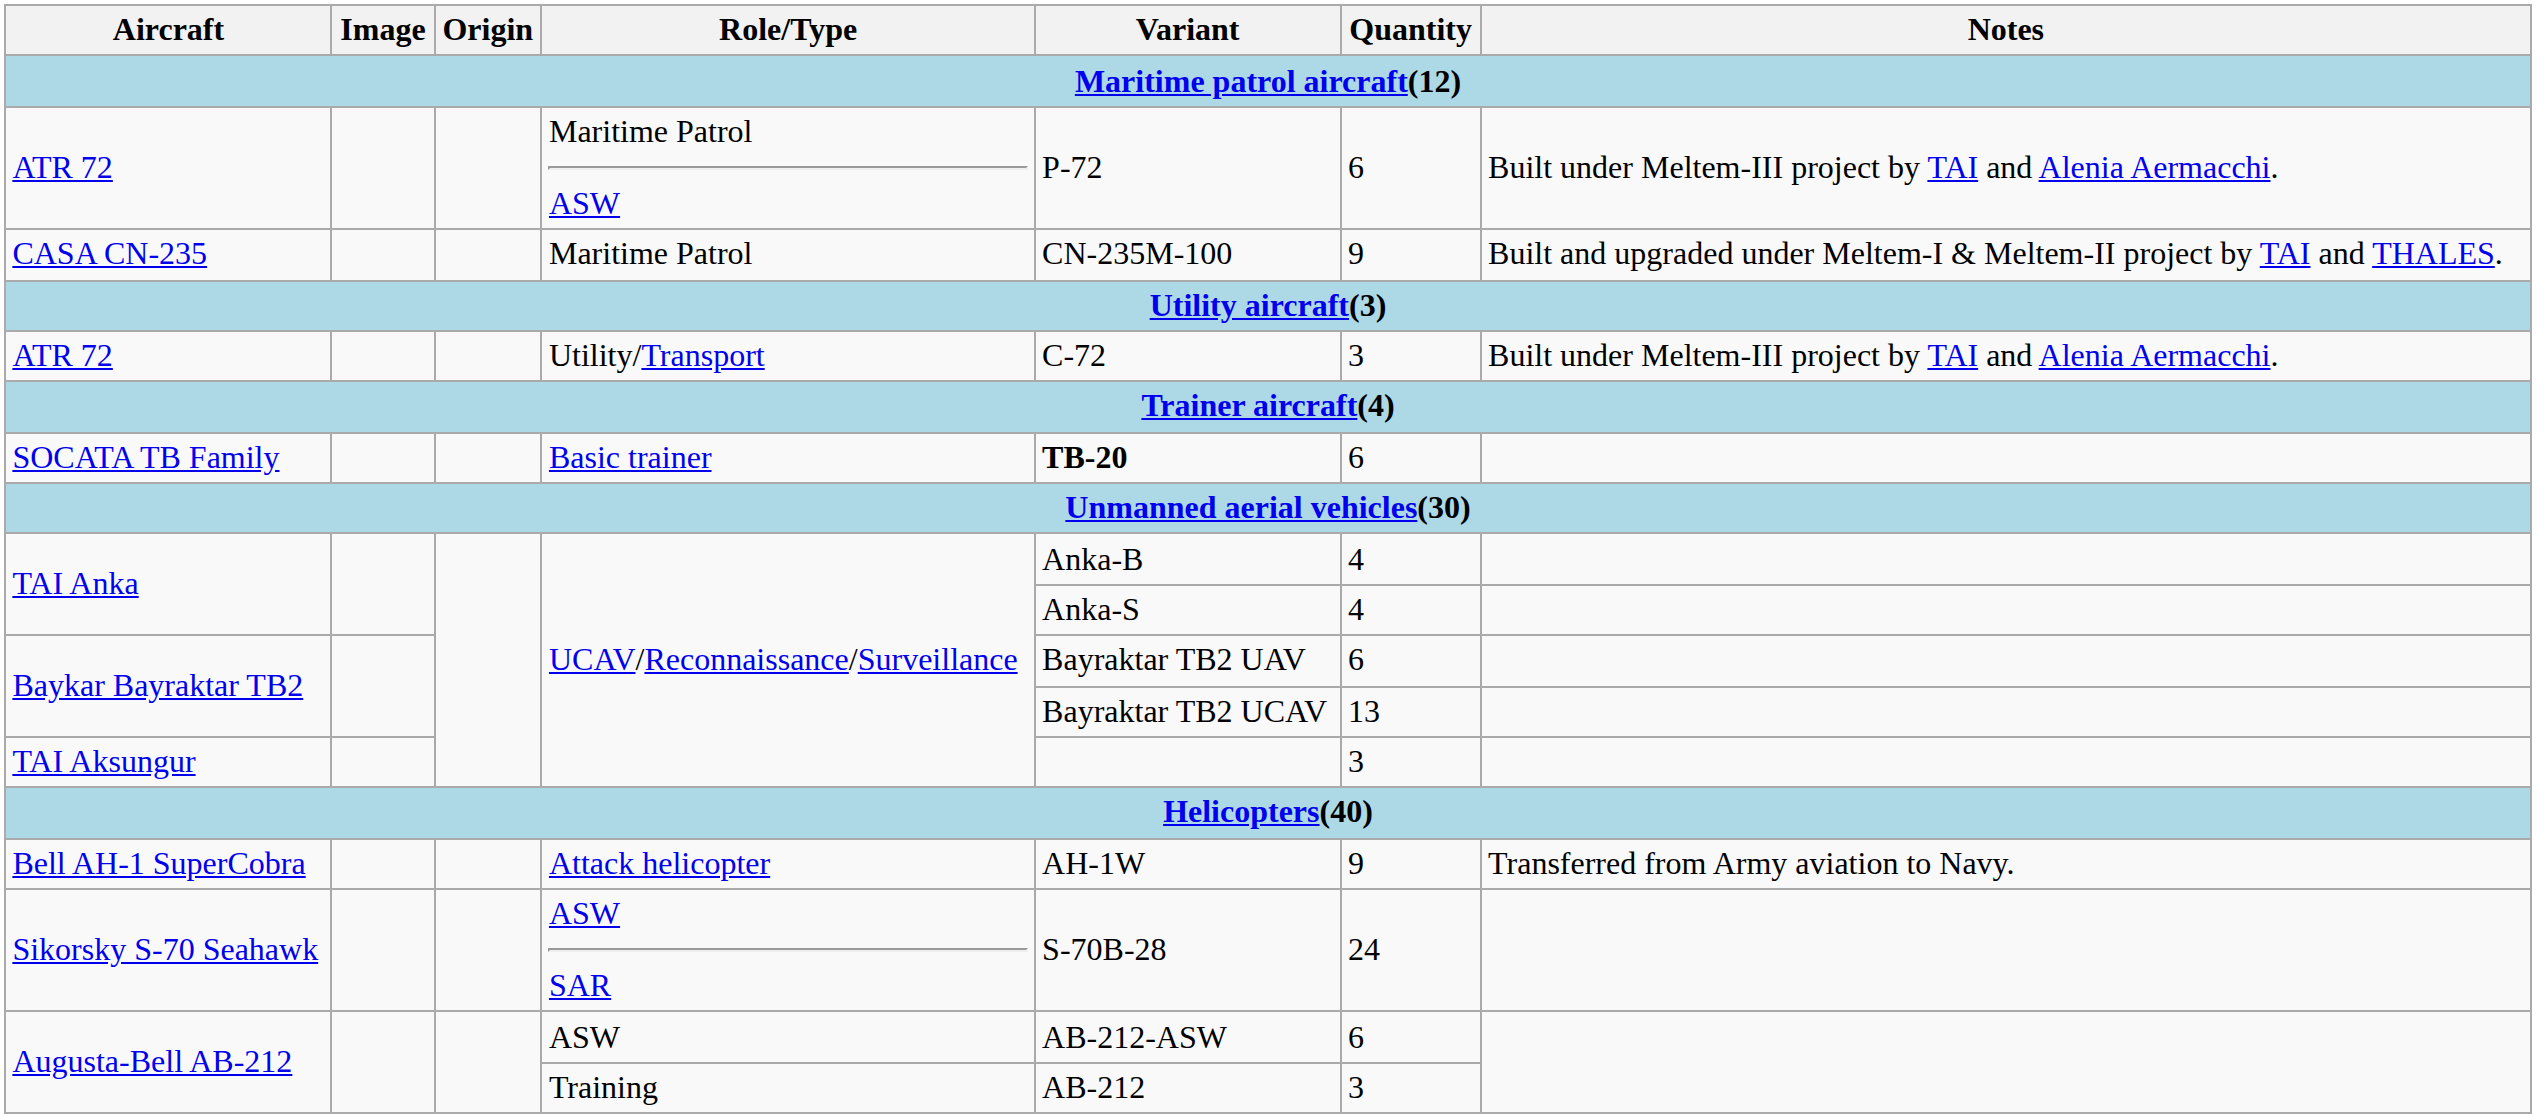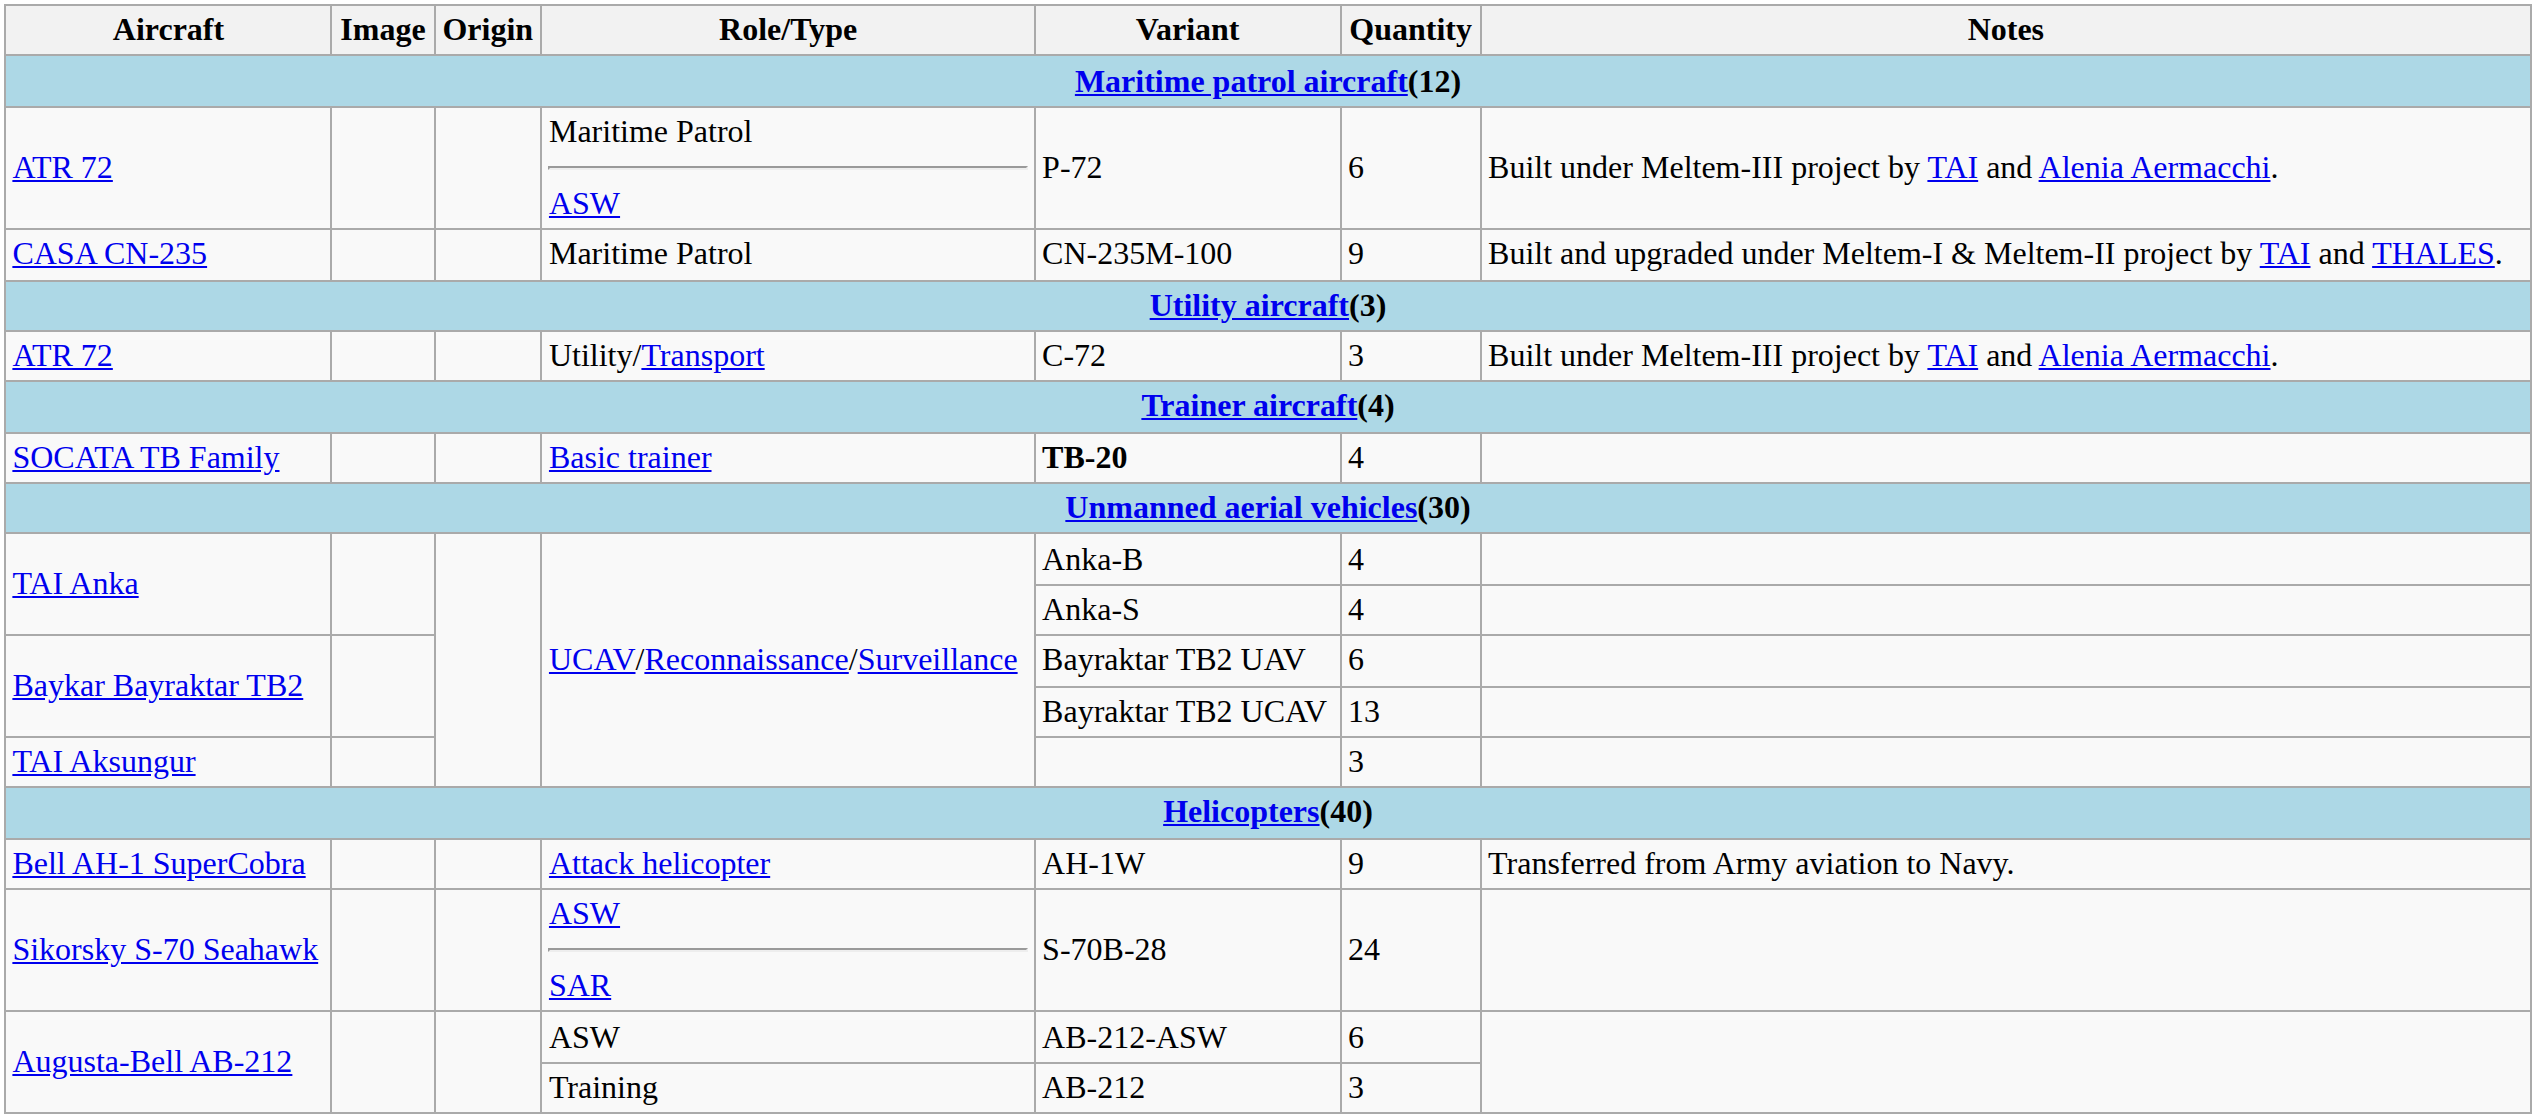(1356, 457) 6 -> (1356, 457) 4
